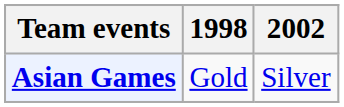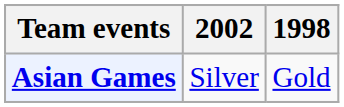columns swapped: (218, 28) <-> (296, 28)
